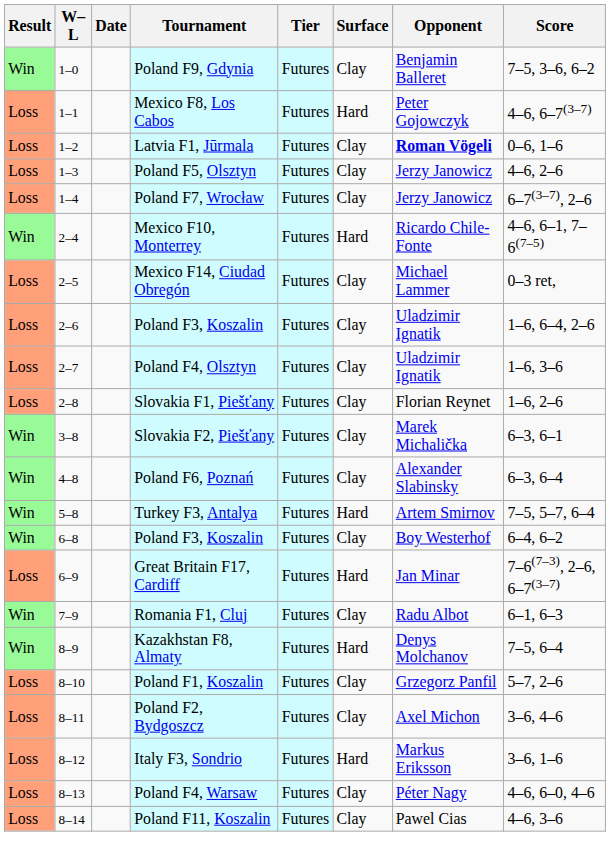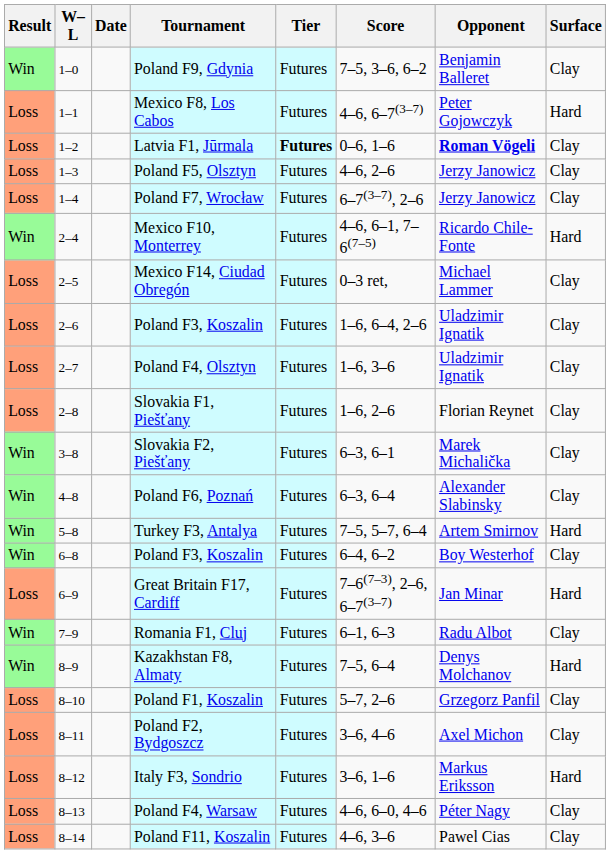columns swapped: (363, 25) <-> (555, 25)
(305, 145) normal -> (306, 145) bold
